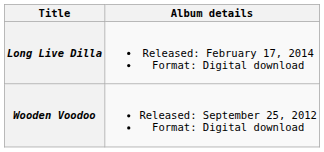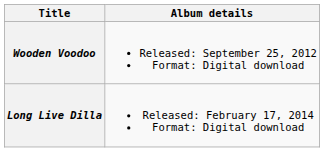rows swapped: (54, 115) <-> (54, 53)
